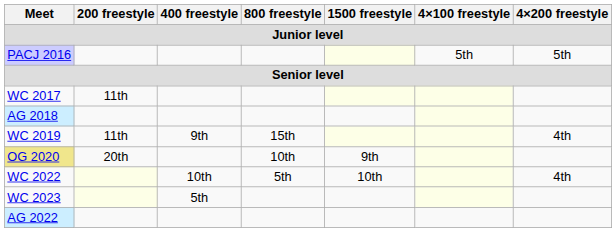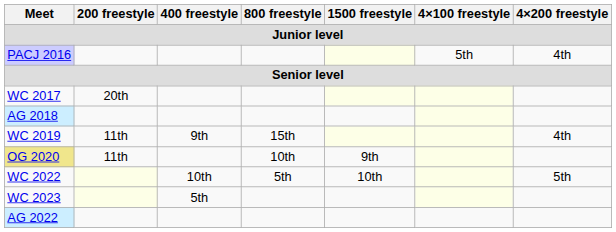(562, 55) 5th -> (562, 55) 4th
(116, 95) 11th -> (116, 95) 20th
(116, 156) 20th -> (116, 156) 11th
(562, 177) 4th -> (562, 177) 5th
